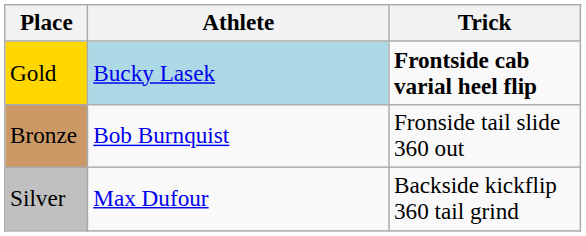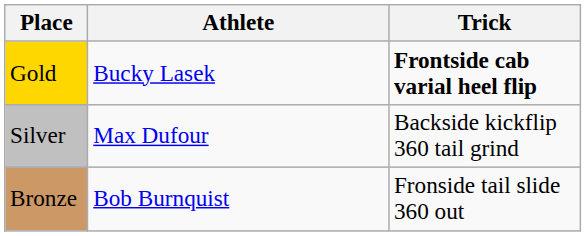(154, 72) lightblue background -> (154, 72) no background
rows swapped: (38, 198) <-> (44, 135)
